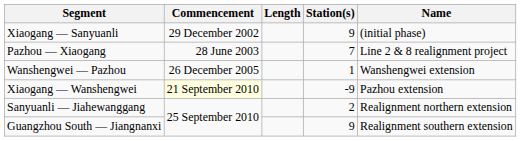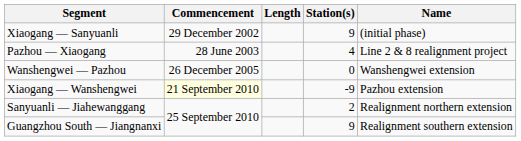(352, 51) 7 -> (352, 51) 4
(352, 70) 1 -> (352, 70) 0
